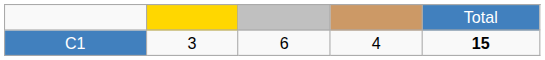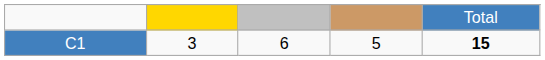(376, 43) 4 -> (376, 43) 5
